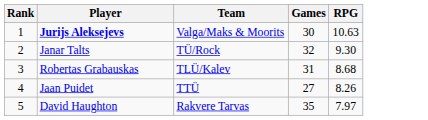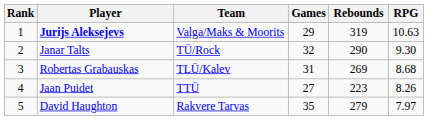+ column: (359, 13)
(309, 32) 30 -> (309, 32) 29
